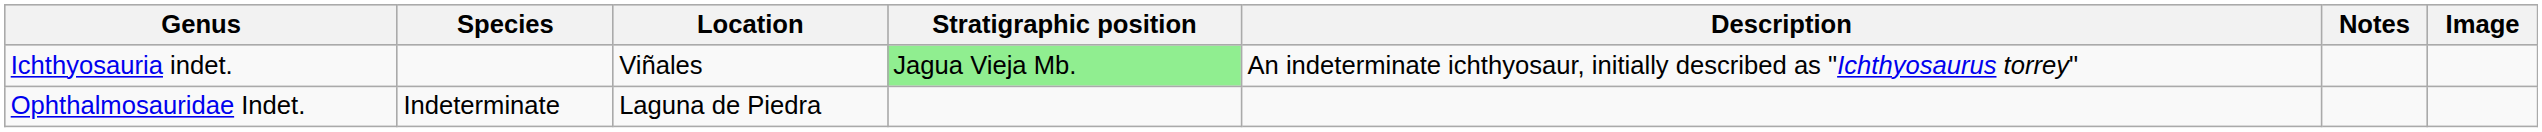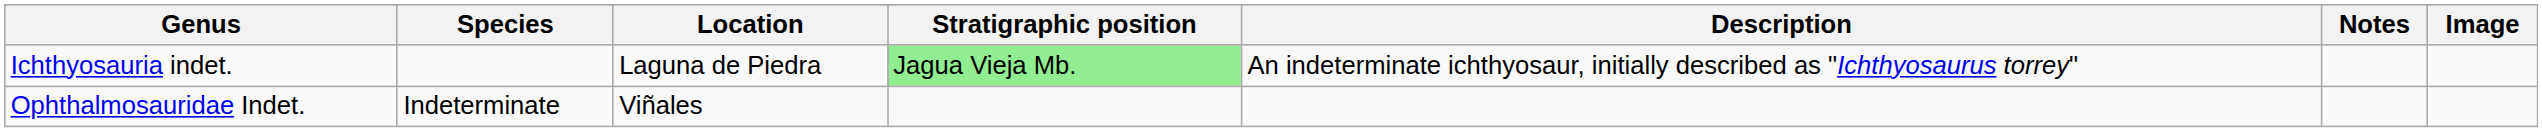(661, 65) Viñales -> (720, 65) Laguna de Piedra
(720, 106) Laguna de Piedra -> (661, 106) Viñales
